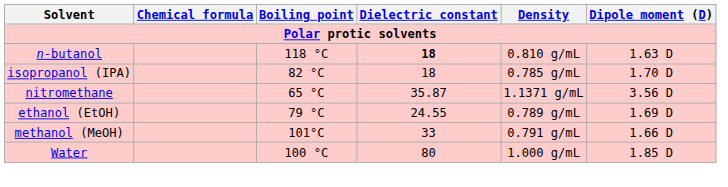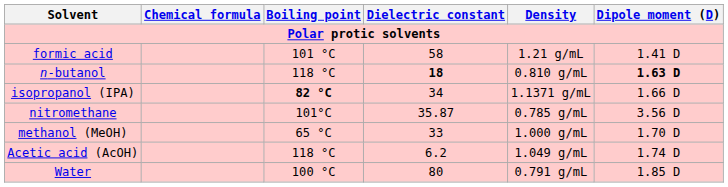+ row: (73, 54)
(651, 54) normal -> (658, 73) bold
(306, 73) normal -> (314, 93) bold
(429, 73) 18 -> (436, 93) 34
(544, 73) 0.785 g/mL -> (551, 93) 1.1371 g/mL
(651, 73) 1.70 D -> (658, 93) 1.66 D
(306, 93) 65 °C -> (314, 113) 101°C
(544, 93) 1.1371 g/mL -> (551, 113) 0.785 g/mL
- row: (69, 113)
(306, 133) 101°C -> (314, 133) 65 °C
(544, 133) 0.791 g/mL -> (551, 133) 1.000 g/mL
(651, 133) 1.66 D -> (658, 133) 1.70 D
+ row: (73, 152)
(544, 152) 1.000 g/mL -> (551, 172) 0.791 g/mL
